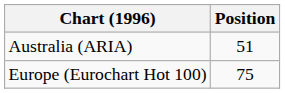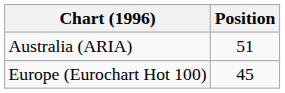(245, 74) 75 -> (245, 74) 45
